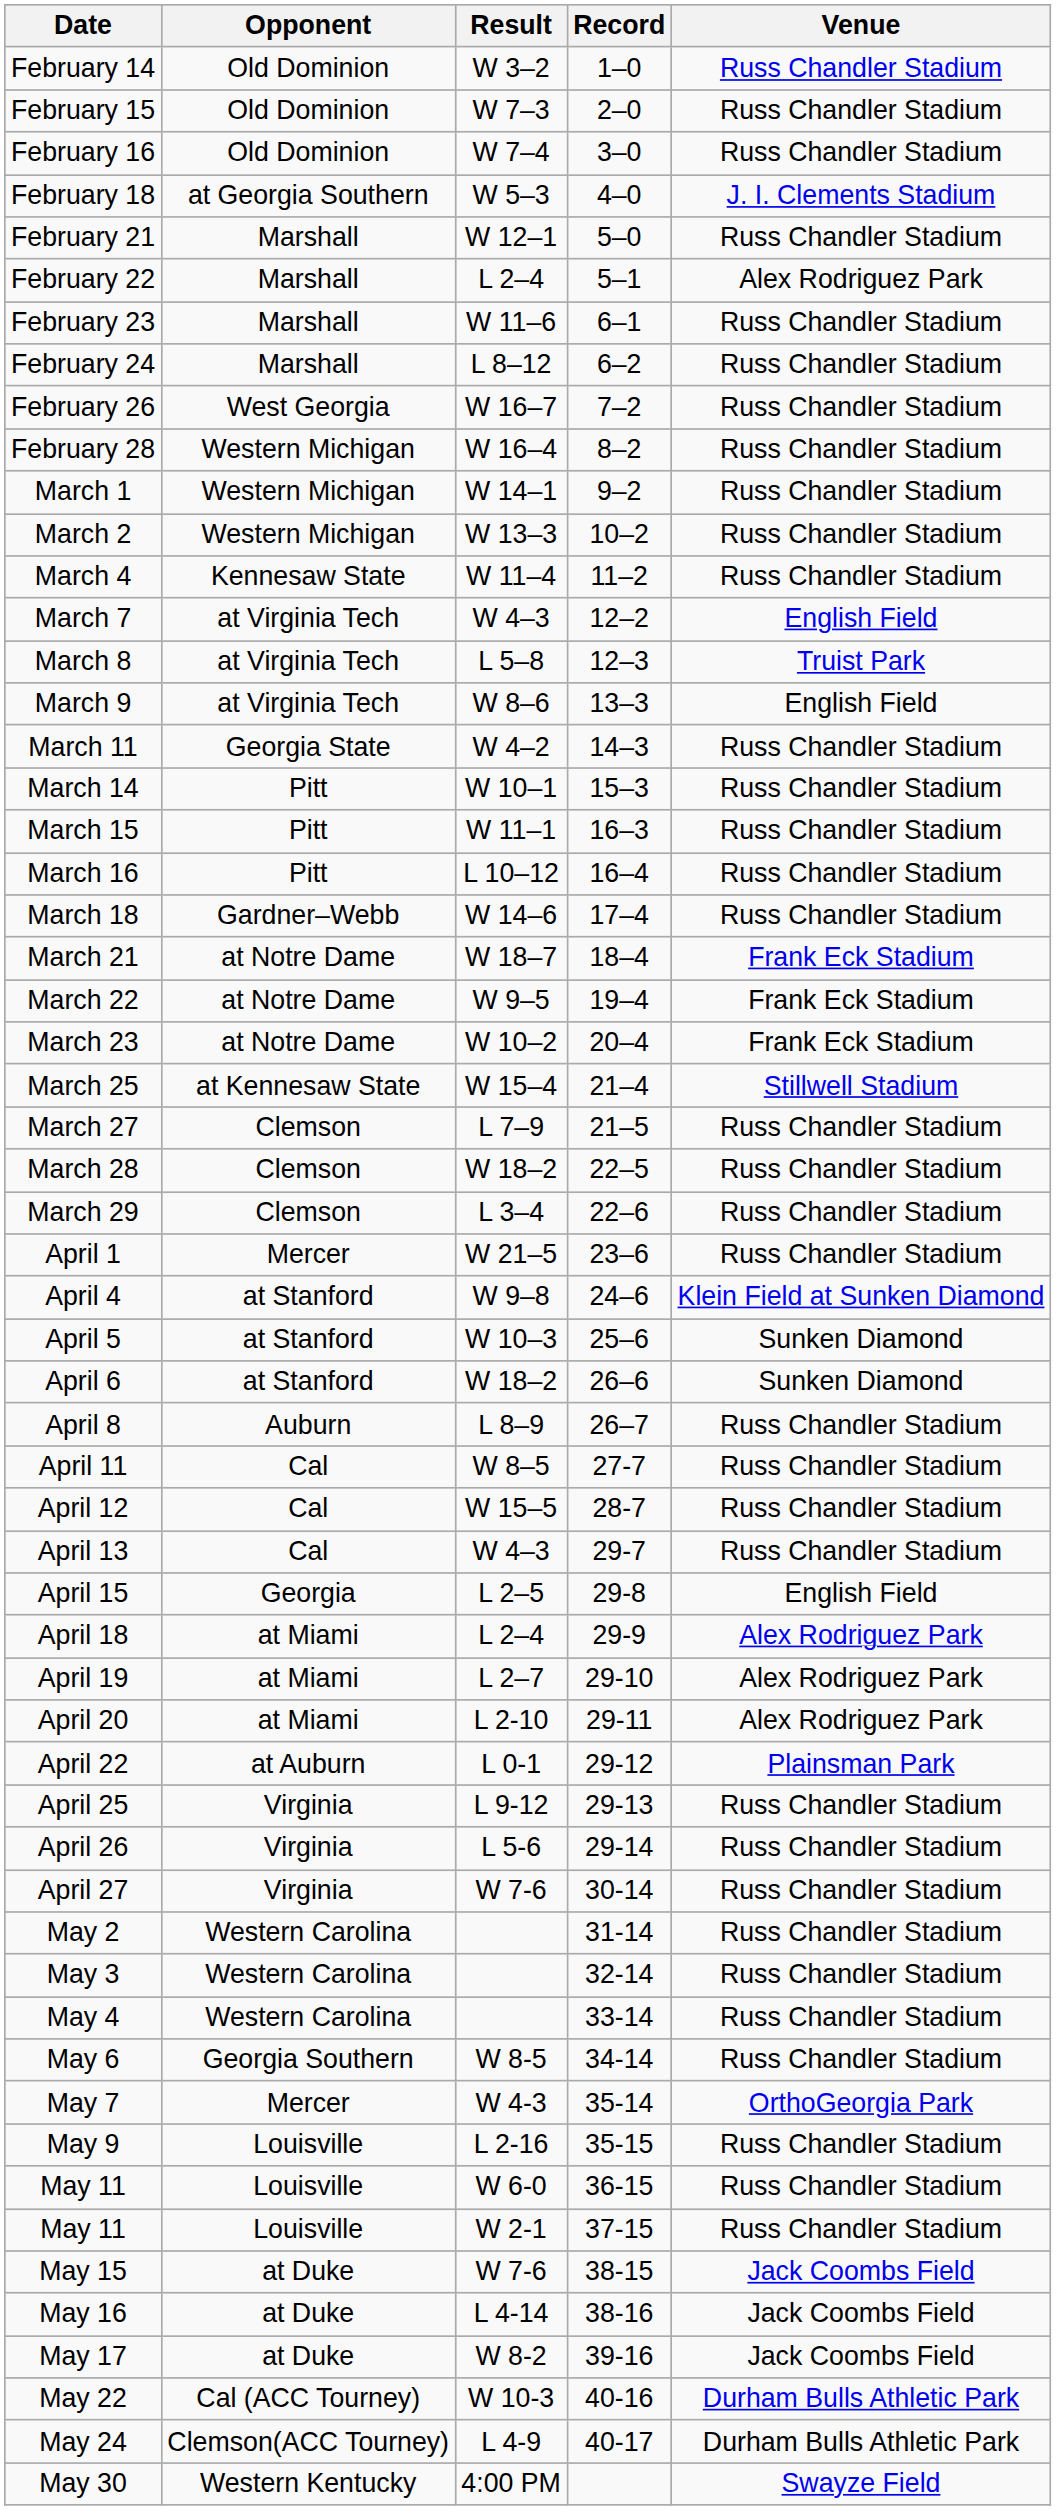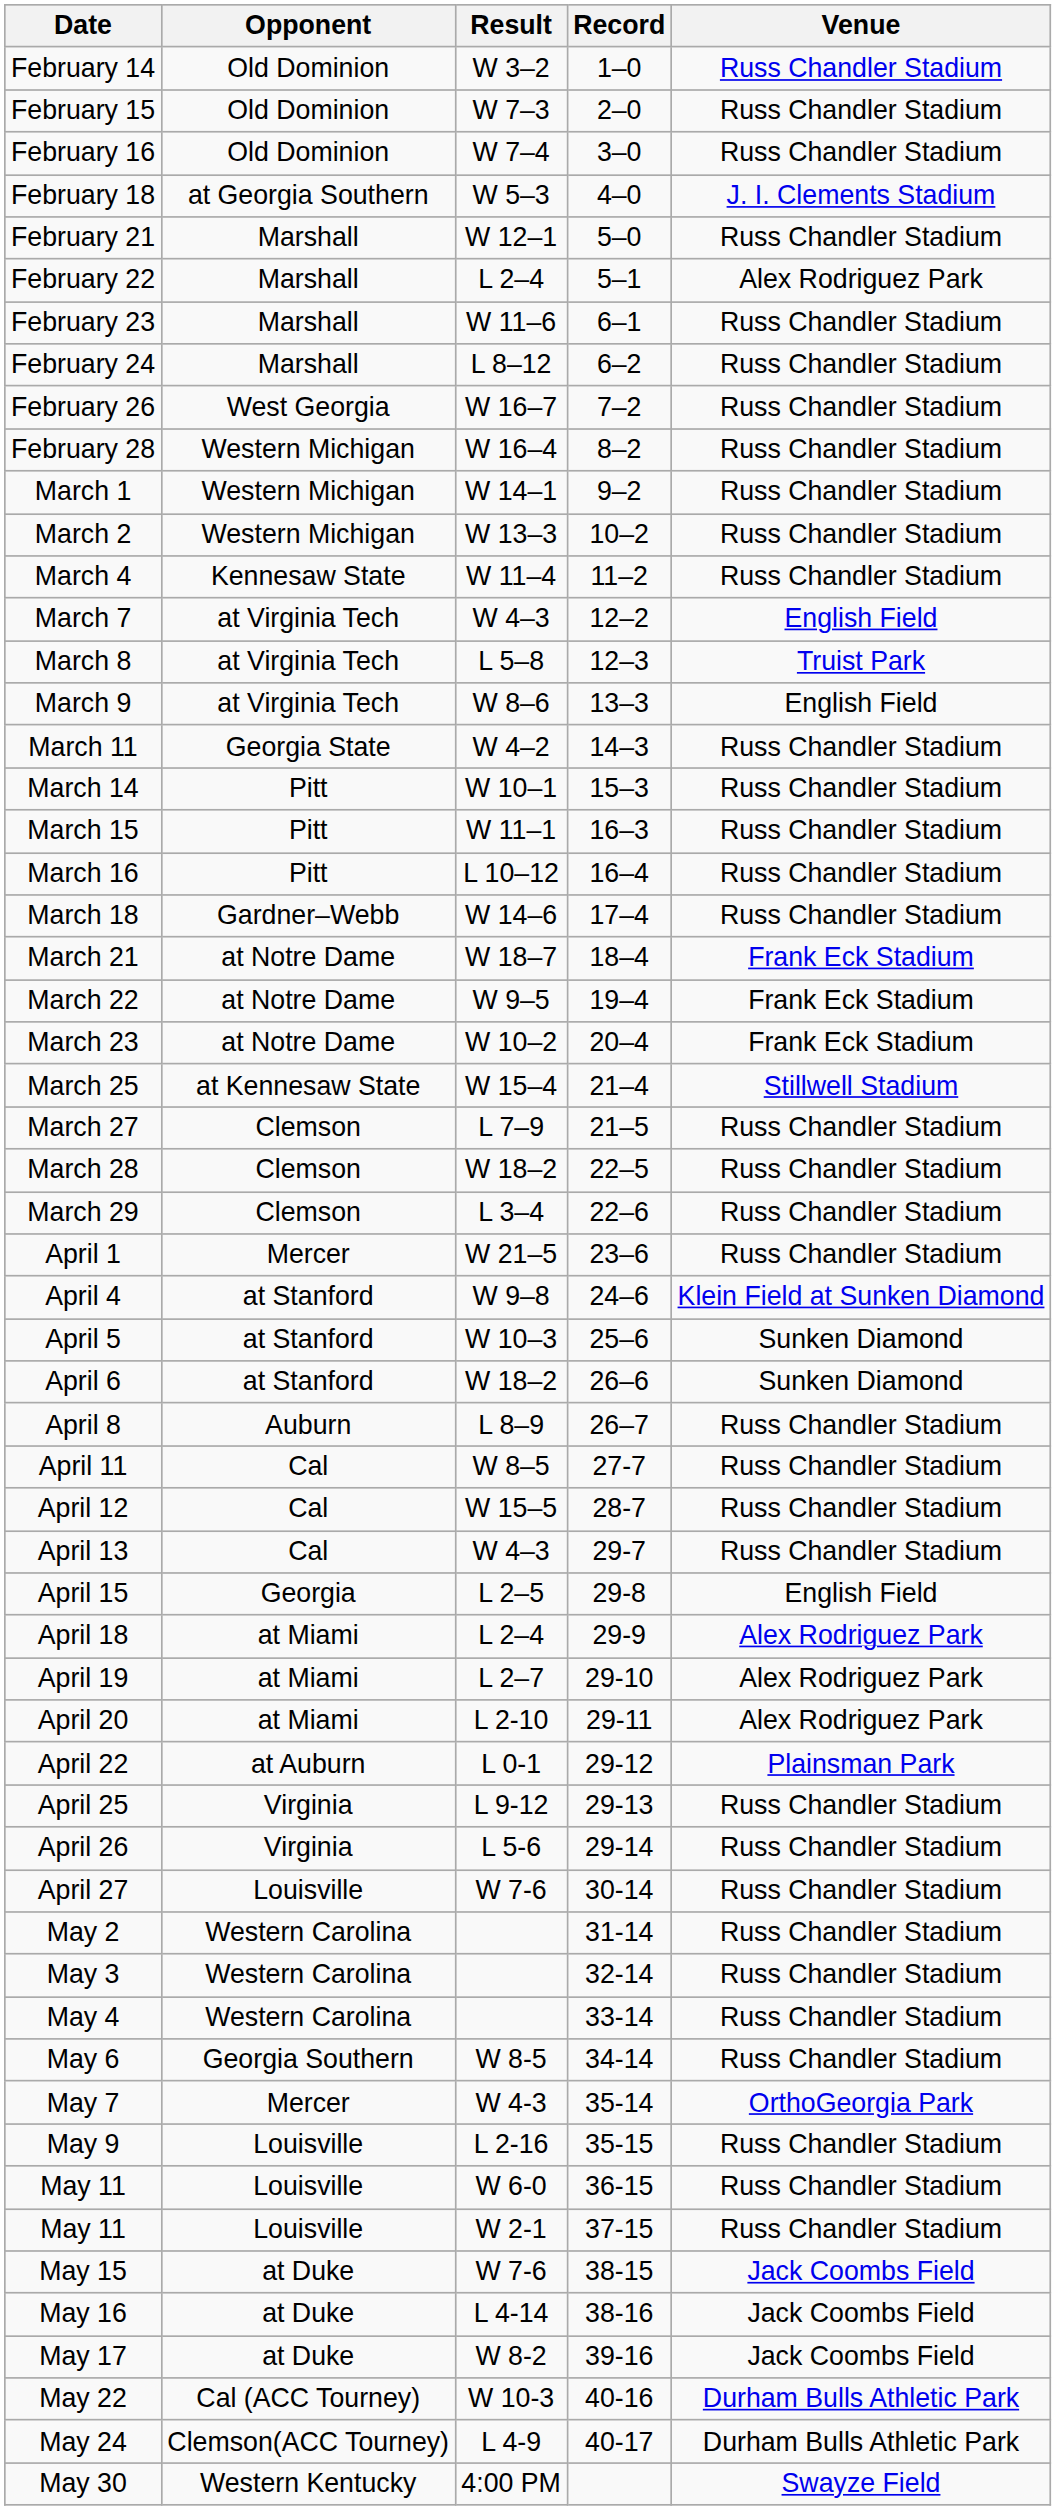(308, 1890) Virginia -> (308, 1890) Louisville
